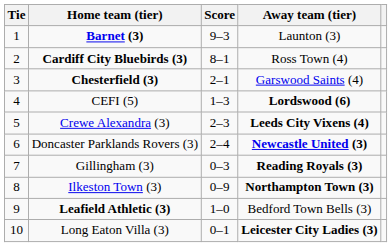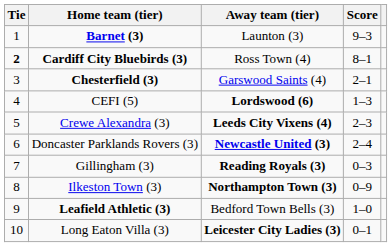columns swapped: (220, 14) <-> (309, 14)
(17, 57) normal -> (17, 57) bold
